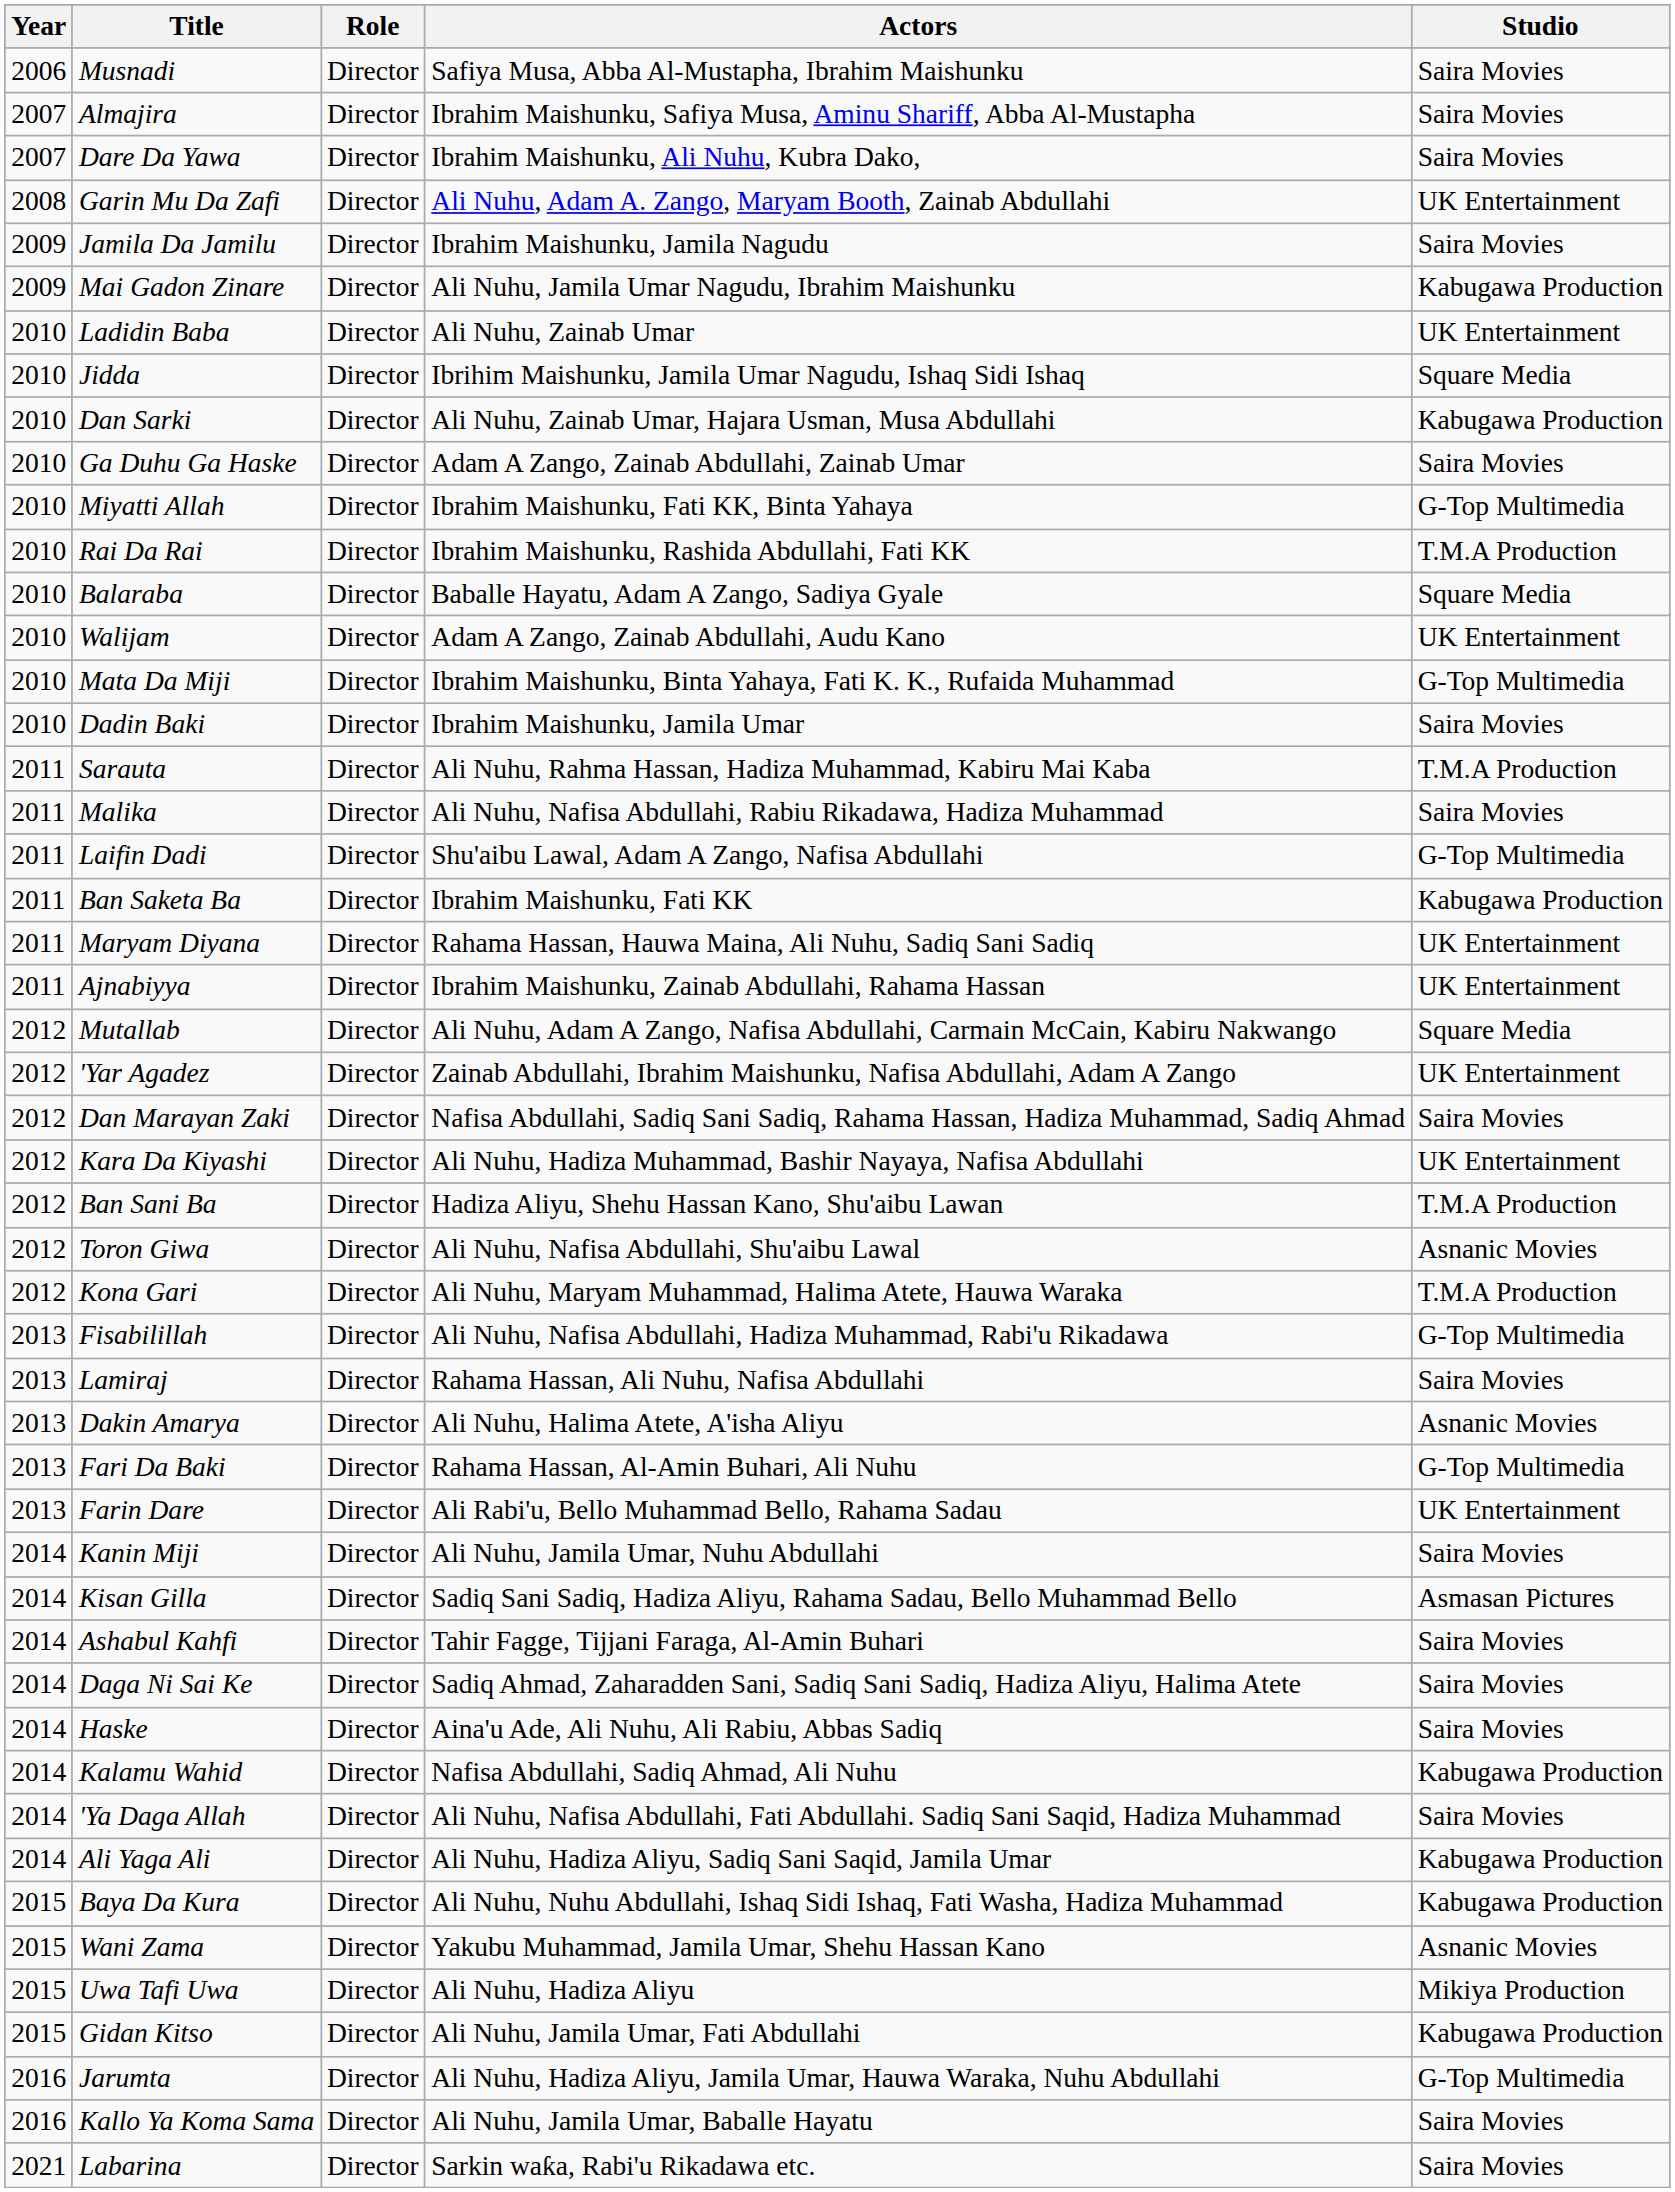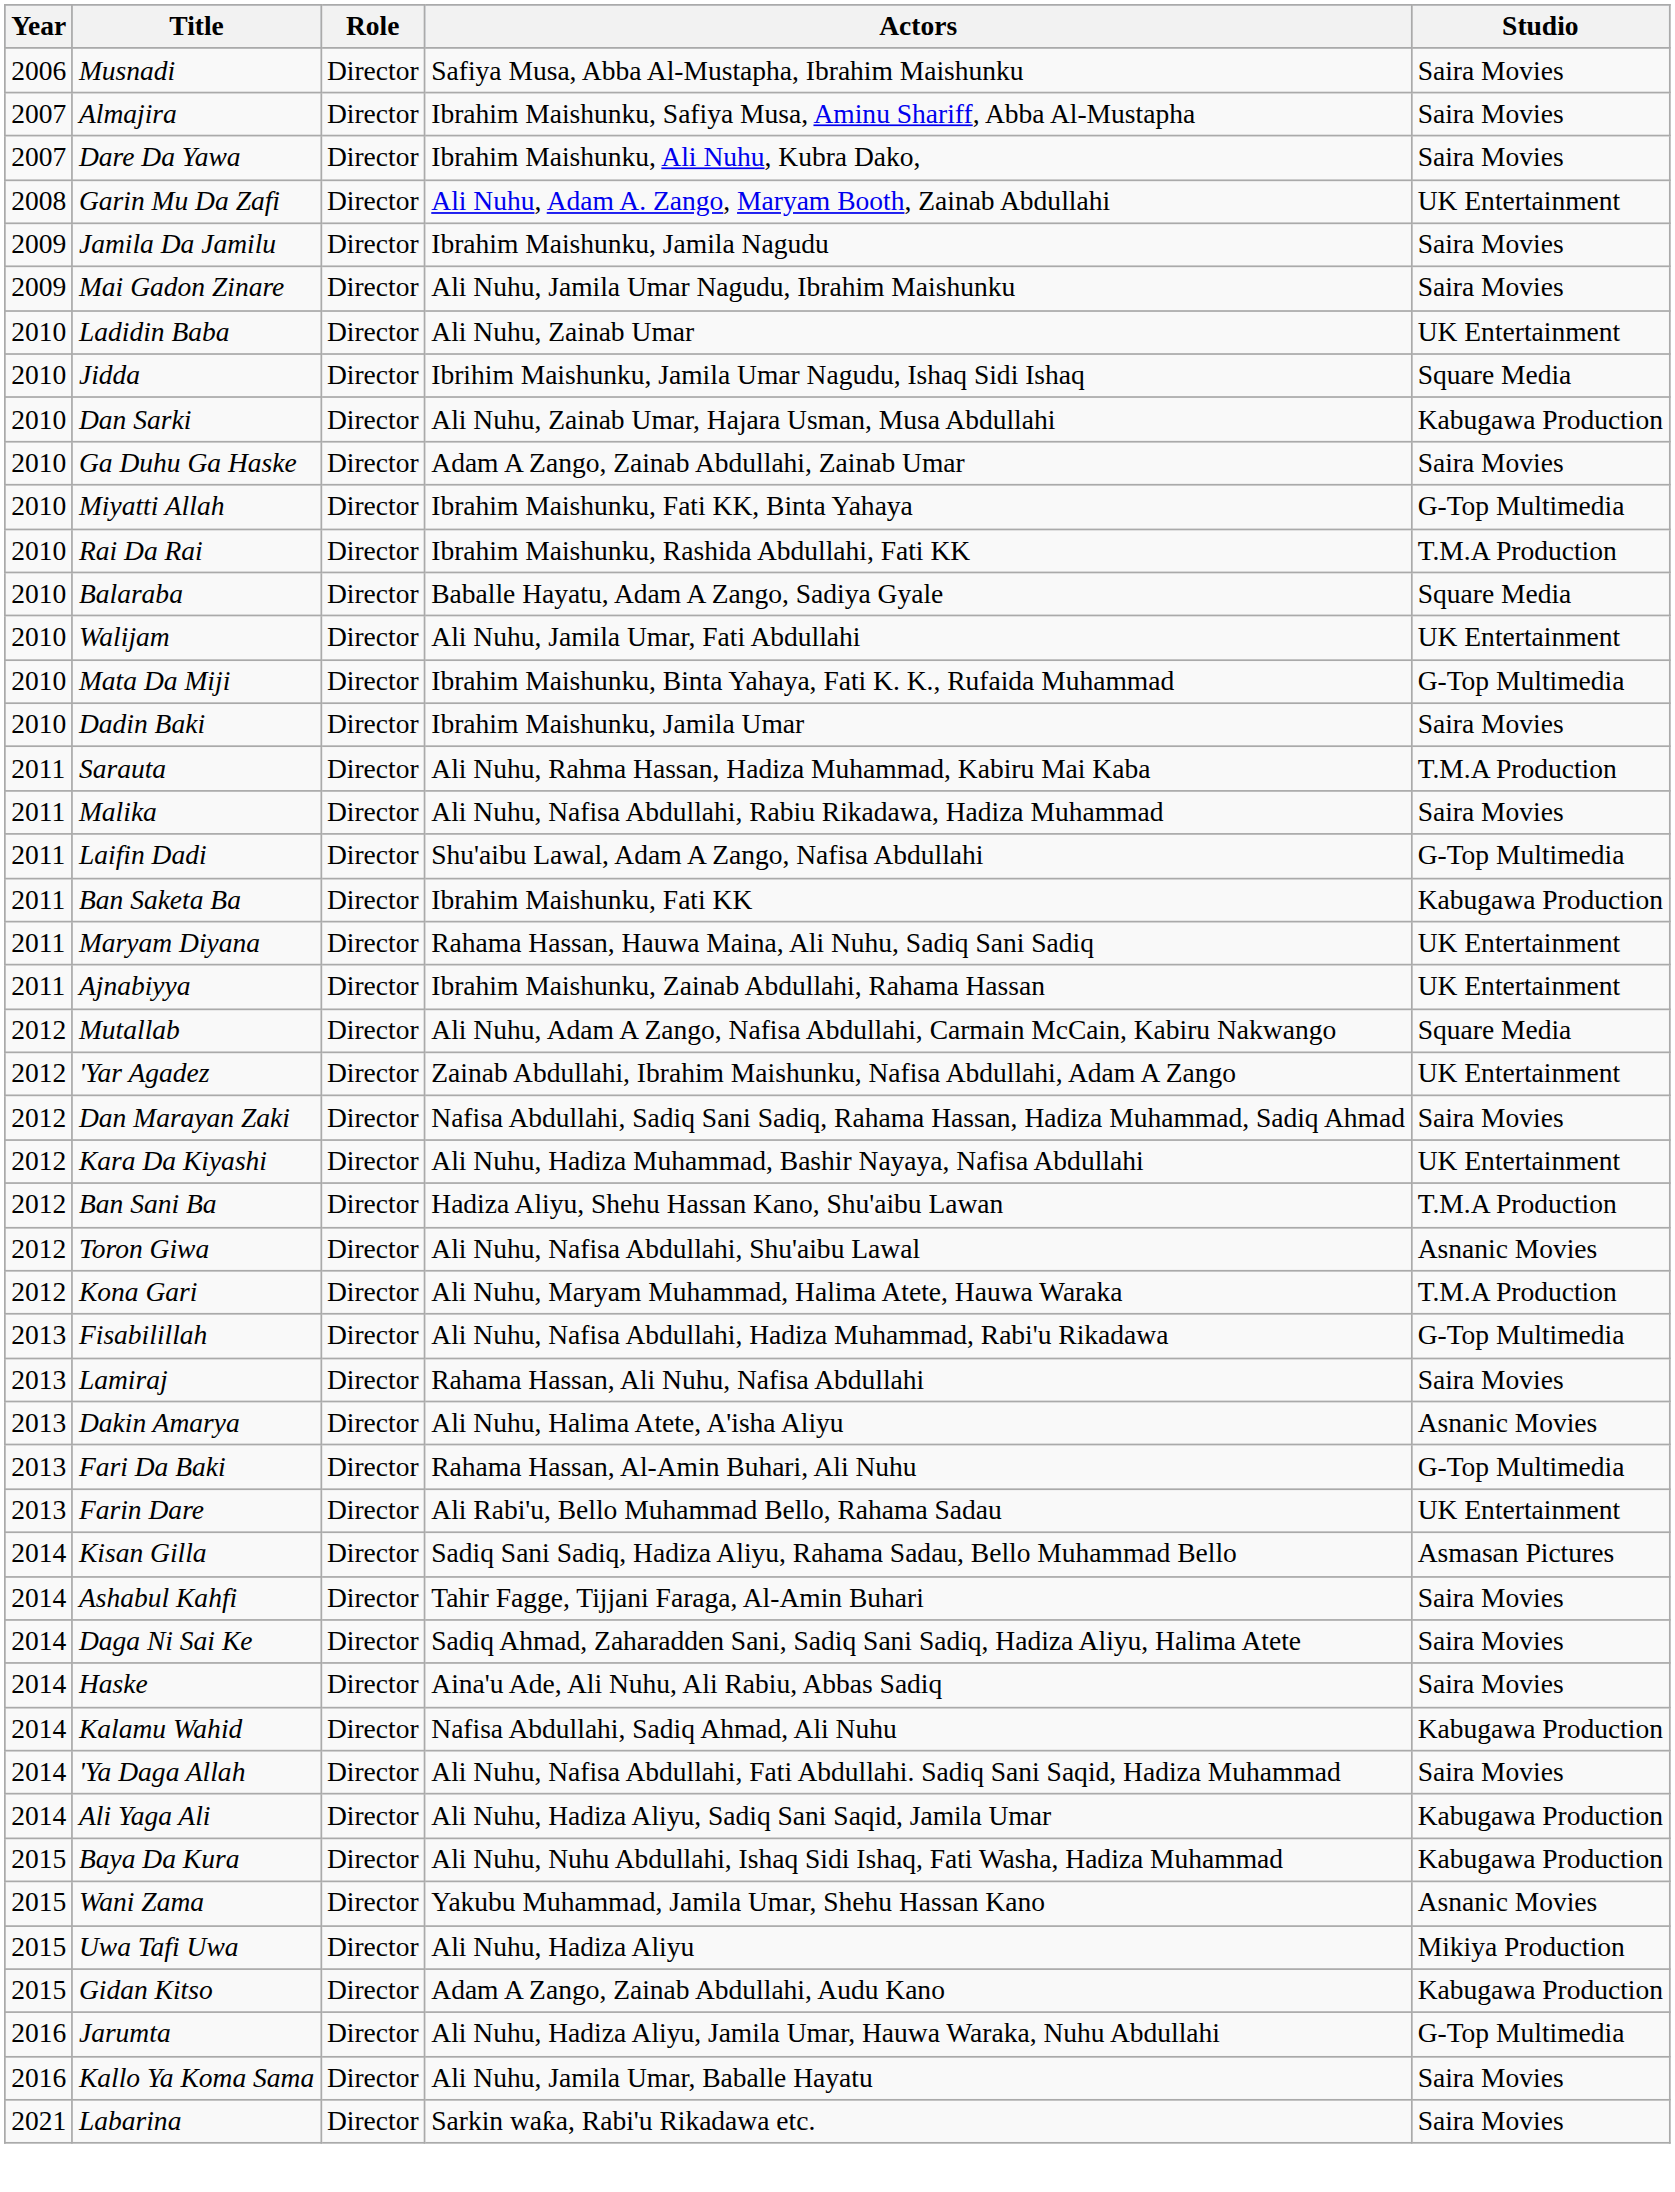(1540, 288) Kabugawa Production -> (1491, 288) Saira Movies
(688, 637) Adam A Zango, Zainab Abdullahi, Audu Kano -> (646, 637) Ali Nuhu, Jamila Umar, Fati Abdullahi
- row: (139, 1553)
(646, 2033) Ali Nuhu, Jamila Umar, Fati Abdullahi -> (688, 1990) Adam A Zango, Zainab Abdullahi, Audu Kano
